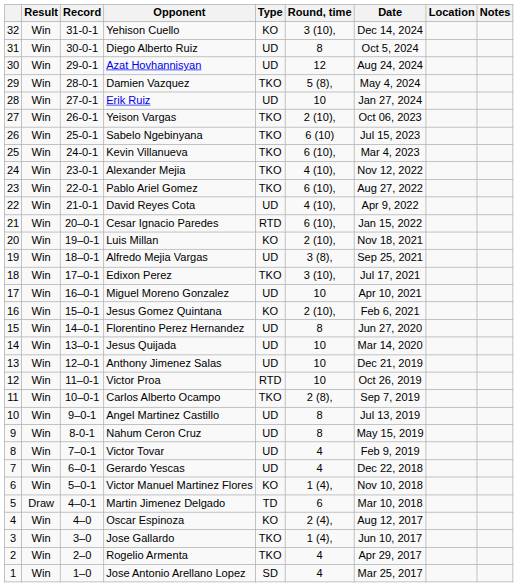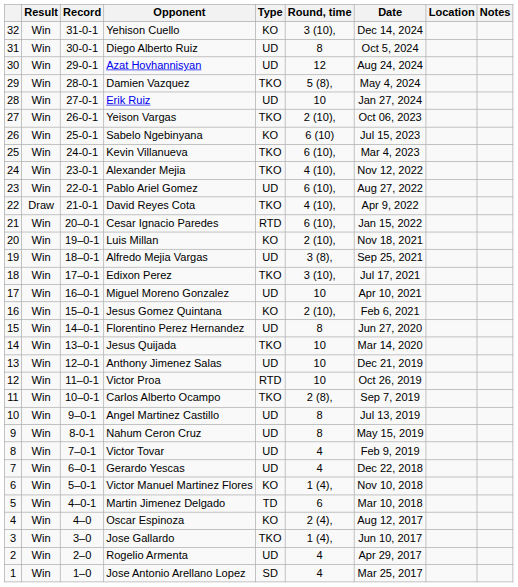(270, 135) TKO -> (270, 135) KO
(270, 188) TKO -> (270, 188) UD
(41, 205) Win -> (41, 205) Draw
(270, 205) UD -> (270, 205) TKO
(270, 345) UD -> (270, 345) TKO
(41, 503) Draw -> (41, 503) Win
(270, 556) TKO -> (270, 556) UD
